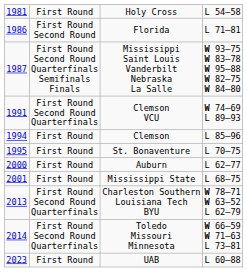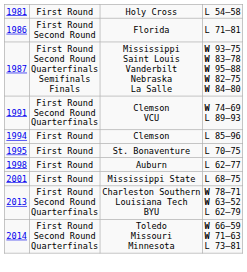(17, 165) 2000 -> (17, 165) 1998
- row: (151, 260)
